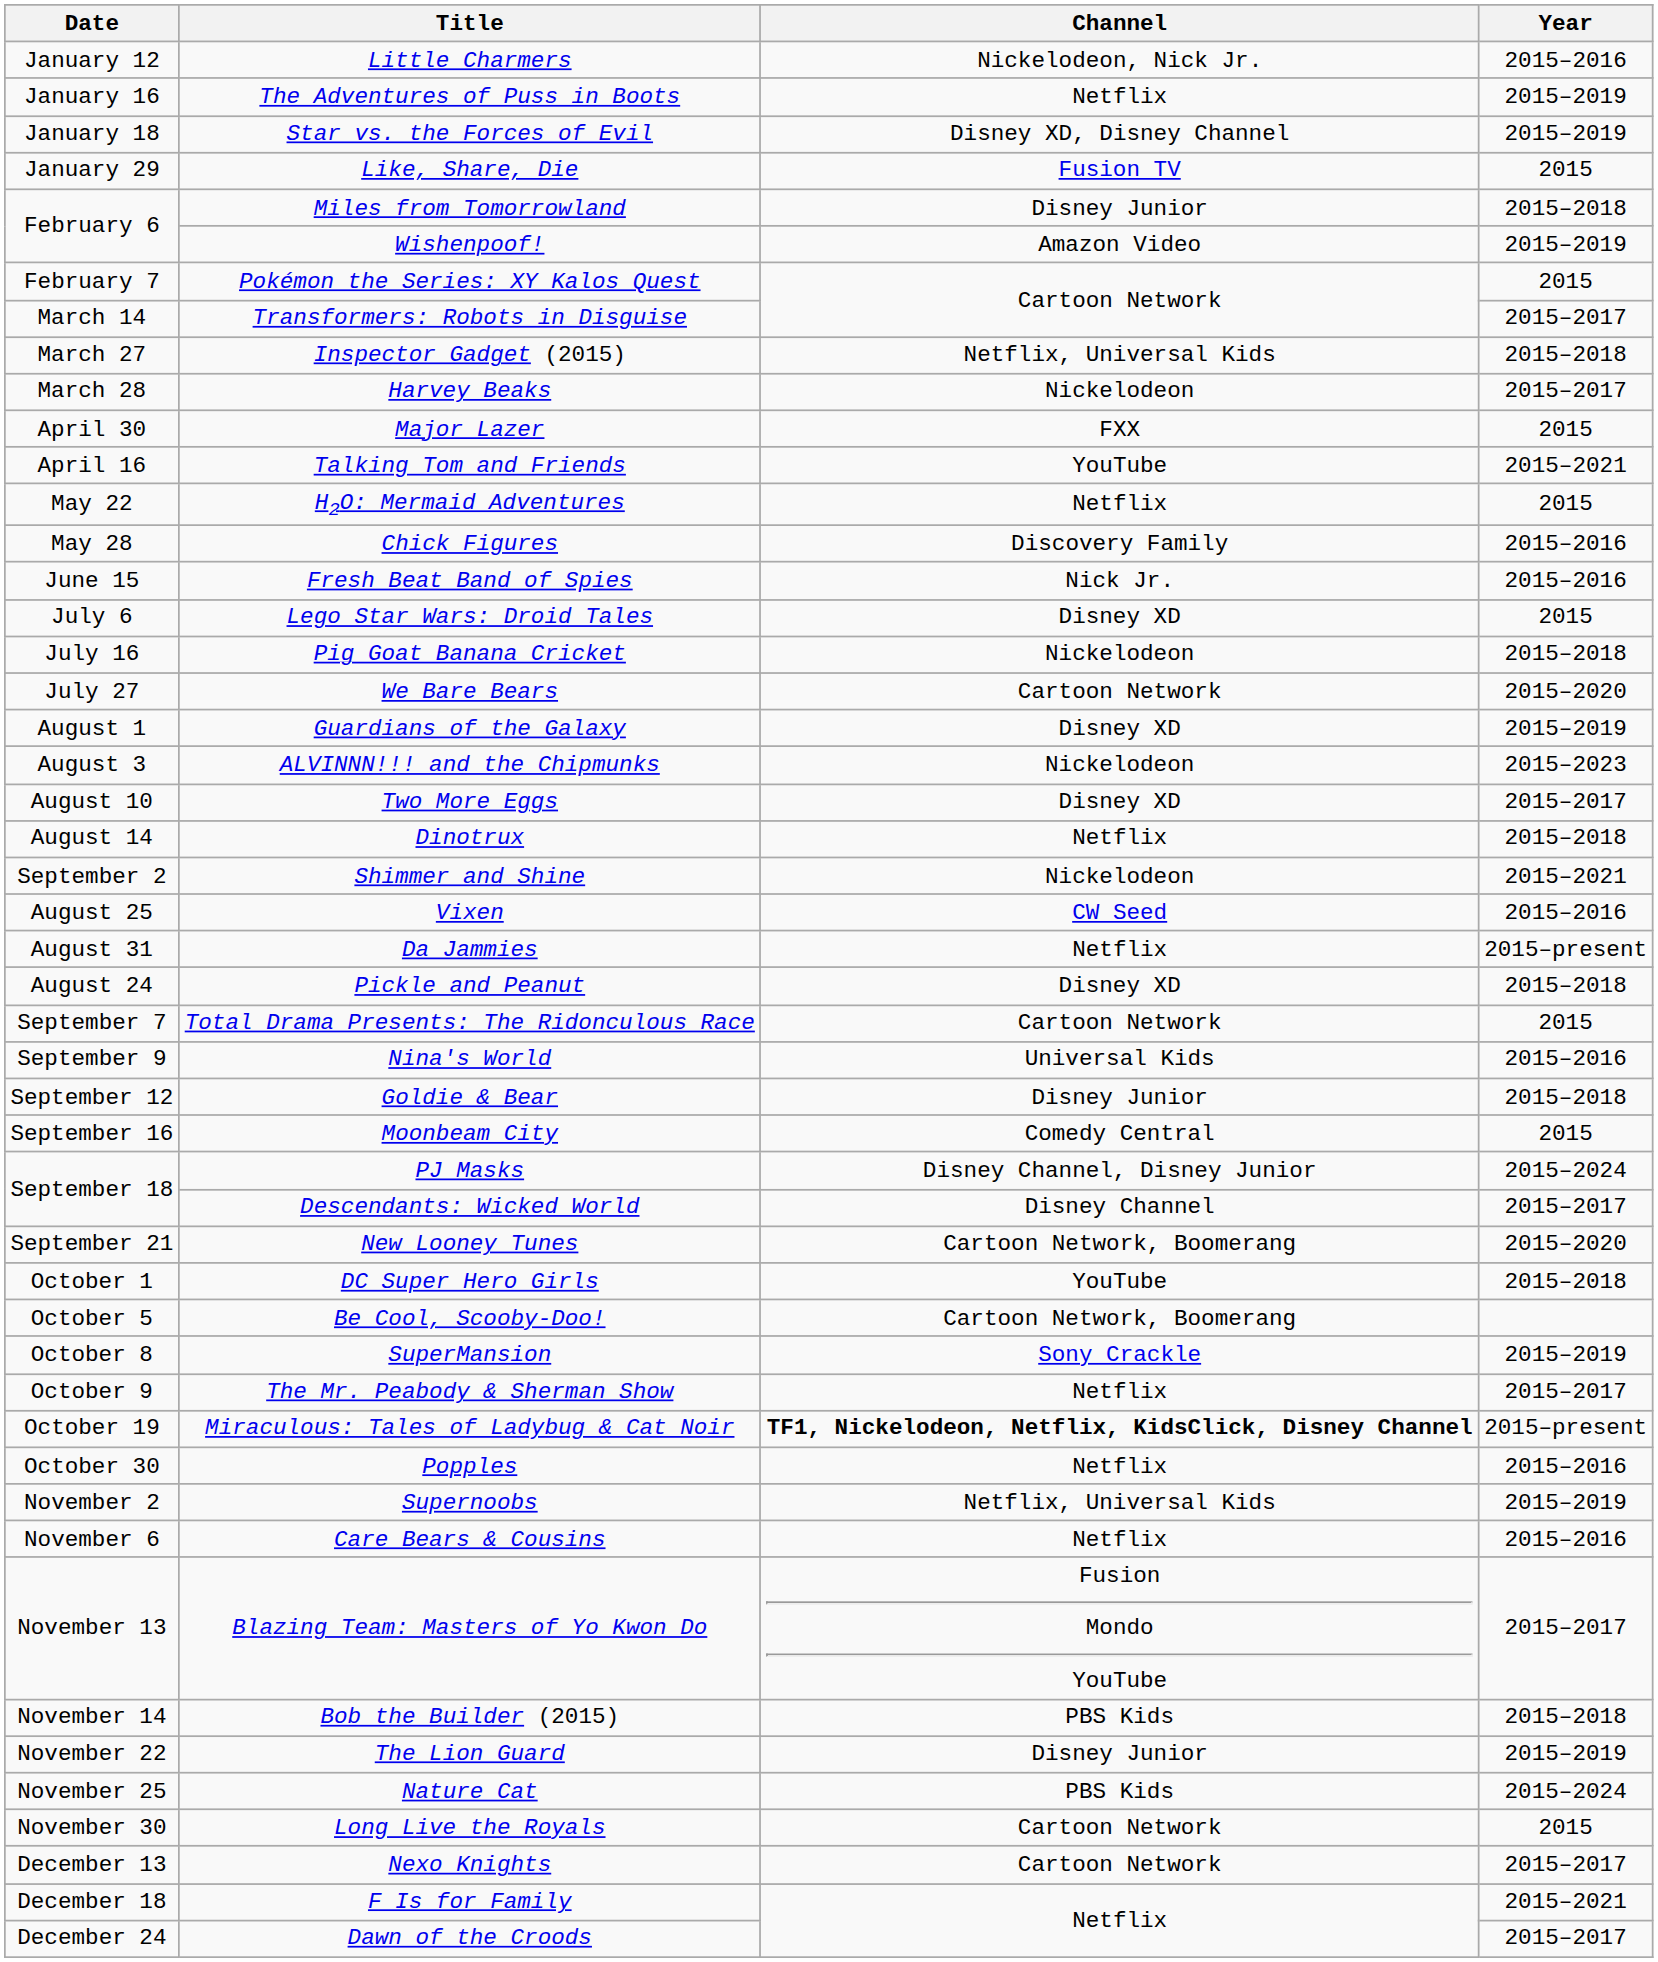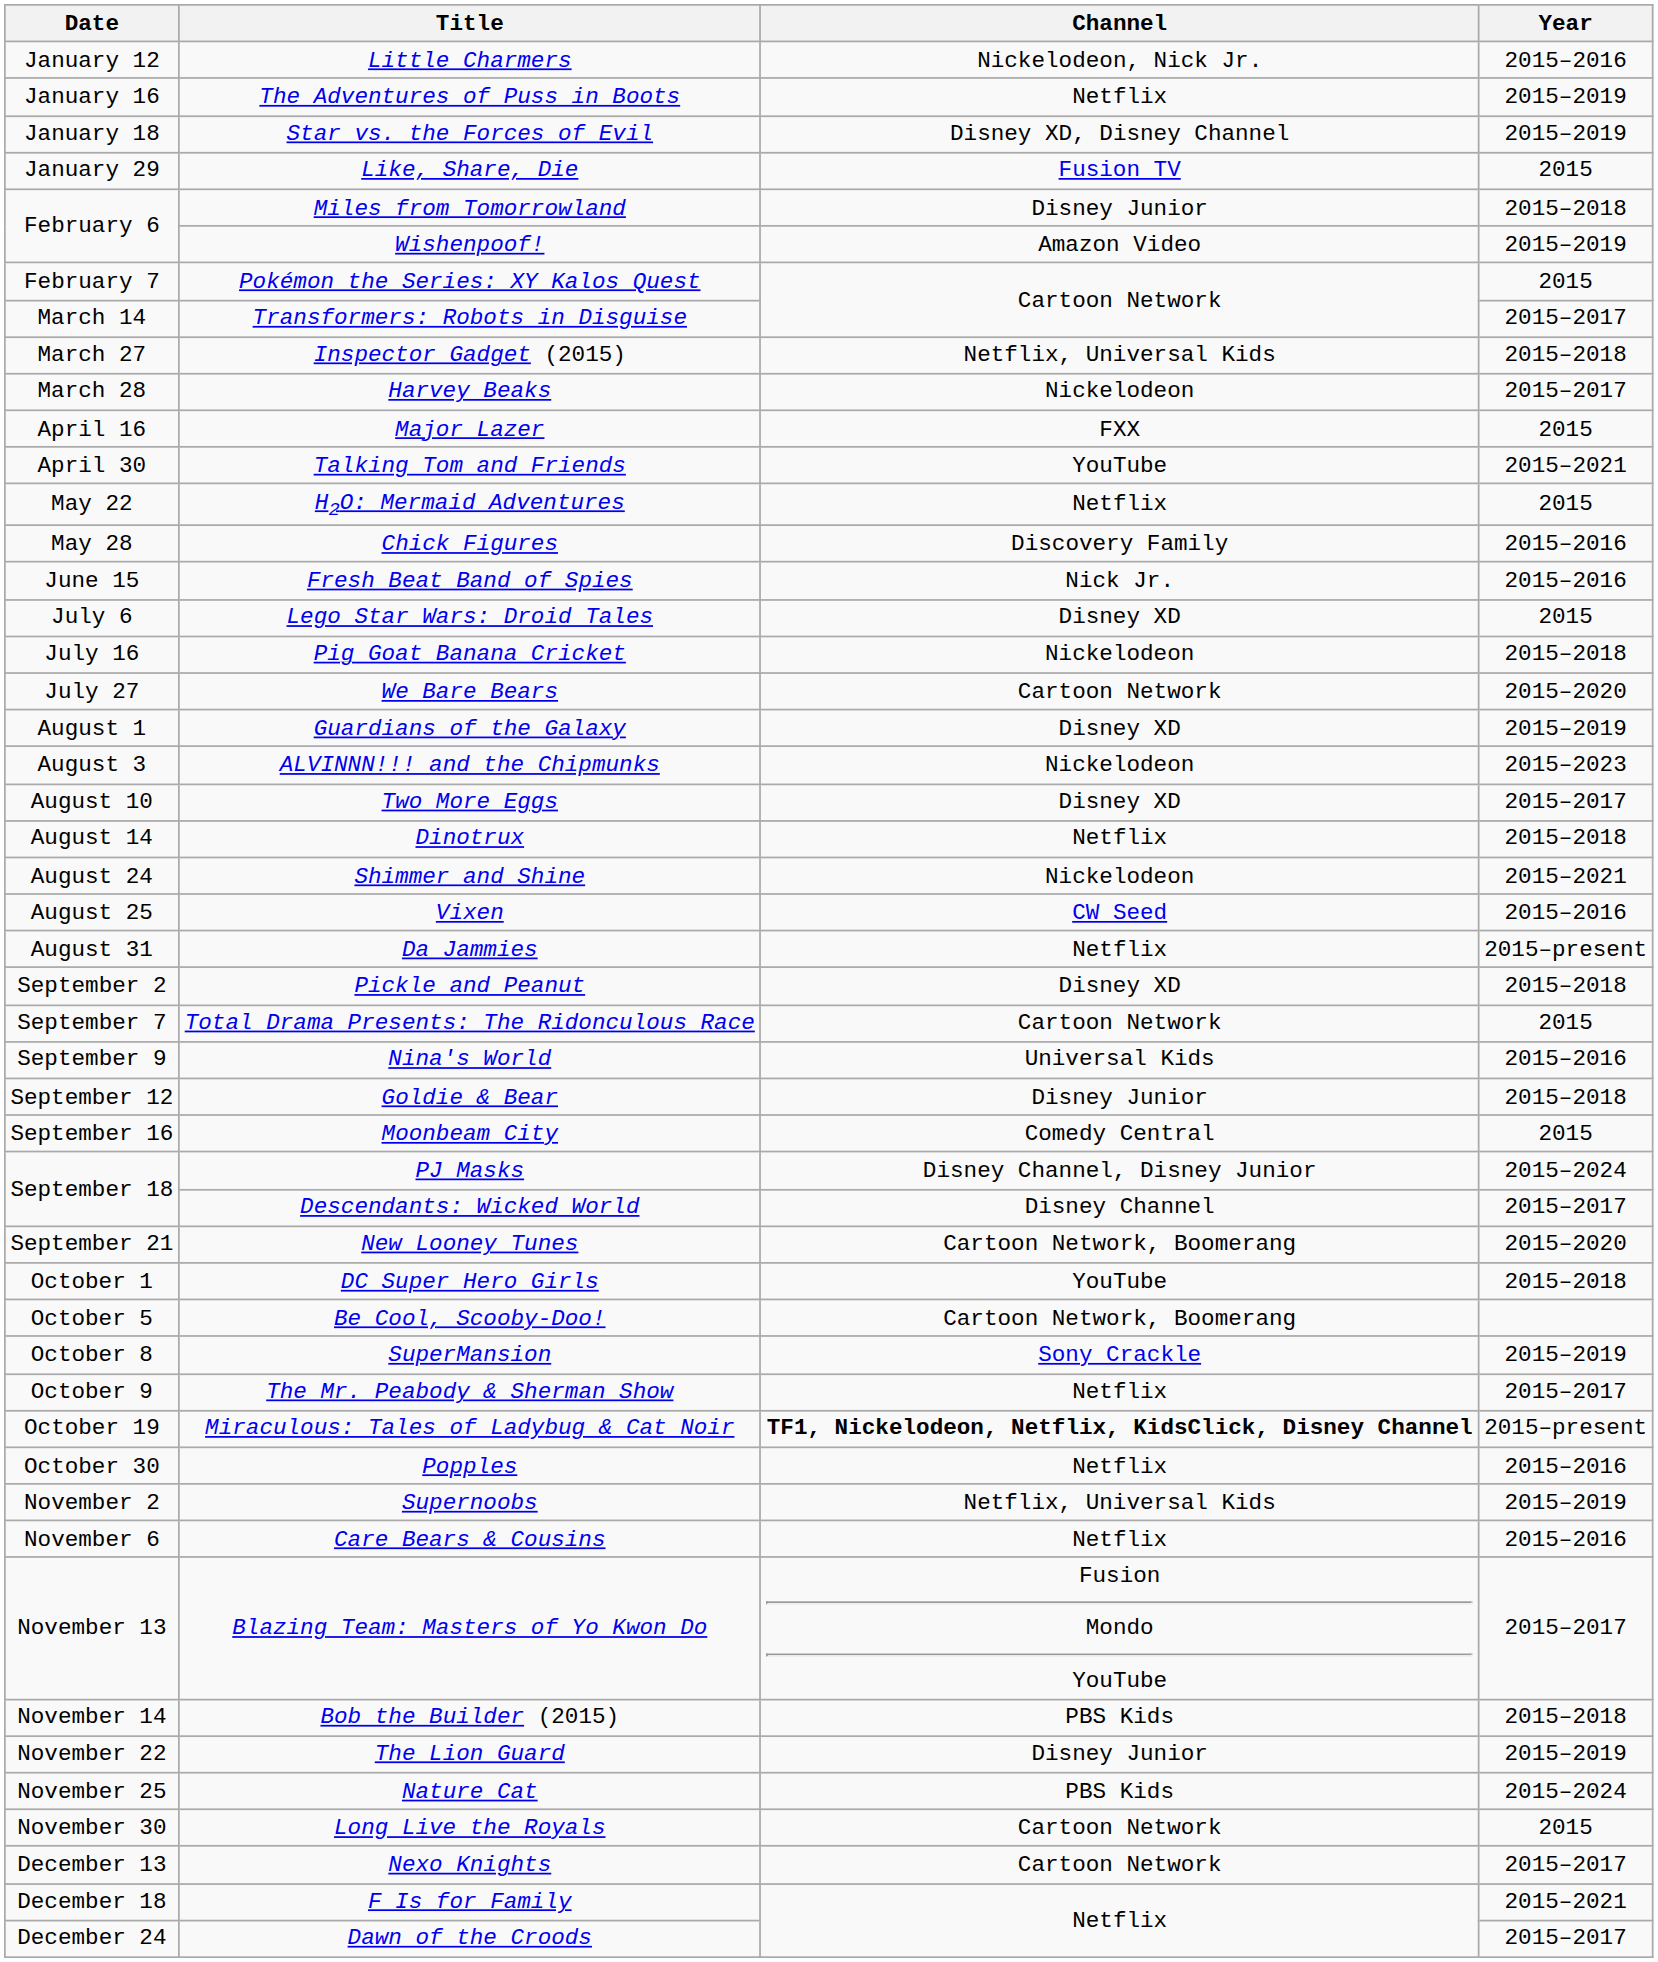(92, 429) April 30 -> (92, 429) April 16
(92, 466) April 16 -> (92, 466) April 30
(92, 876) September 2 -> (92, 876) August 24
(92, 986) August 24 -> (92, 986) September 2
